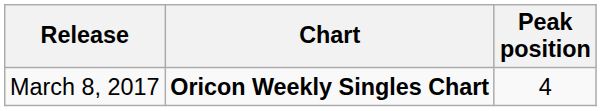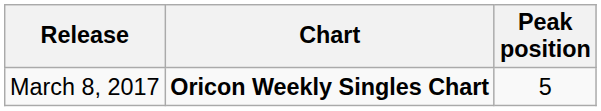(545, 86) 4 -> (545, 86) 5
